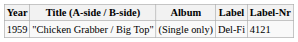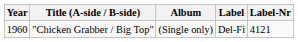(17, 29) 1959 -> (17, 29) 1960
